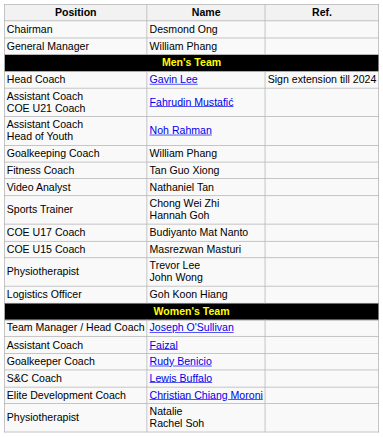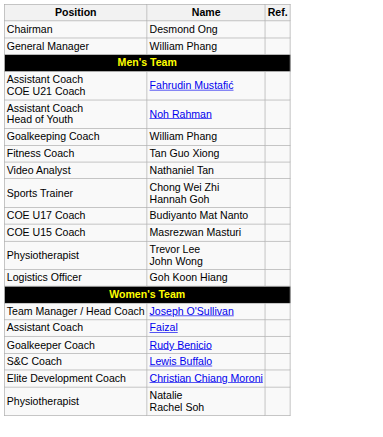- row: (36, 79)
